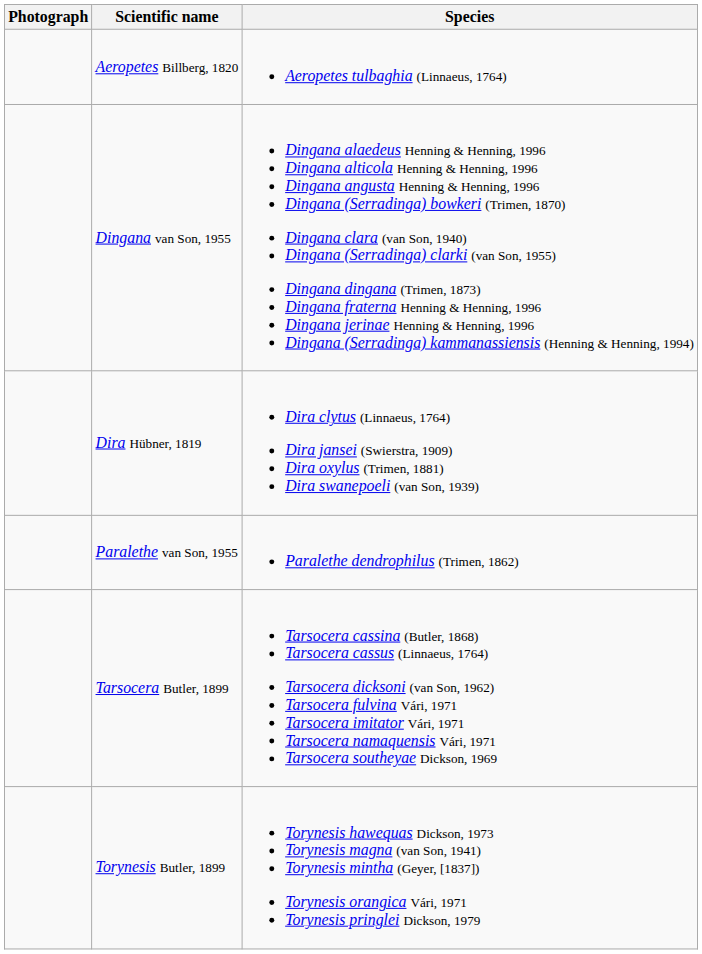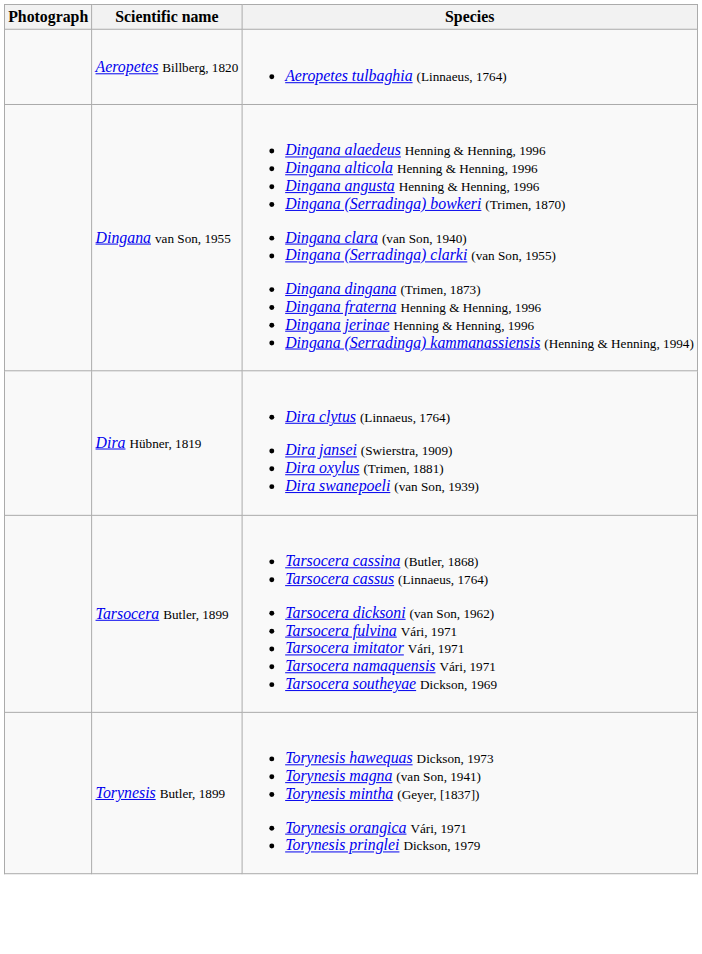- row: (167, 552)
